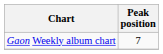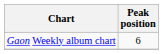(138, 40) 7 -> (138, 40) 6
